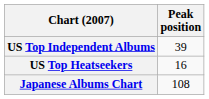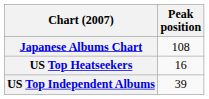rows swapped: (81, 84) <-> (81, 46)
